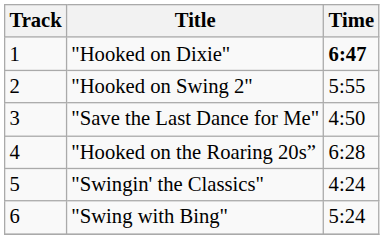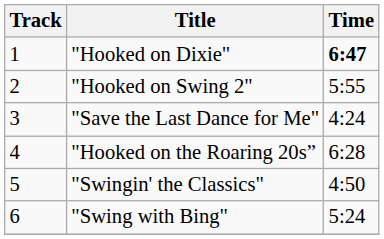(347, 119) 4:50 -> (347, 119) 4:24
(347, 184) 4:24 -> (347, 184) 4:50
